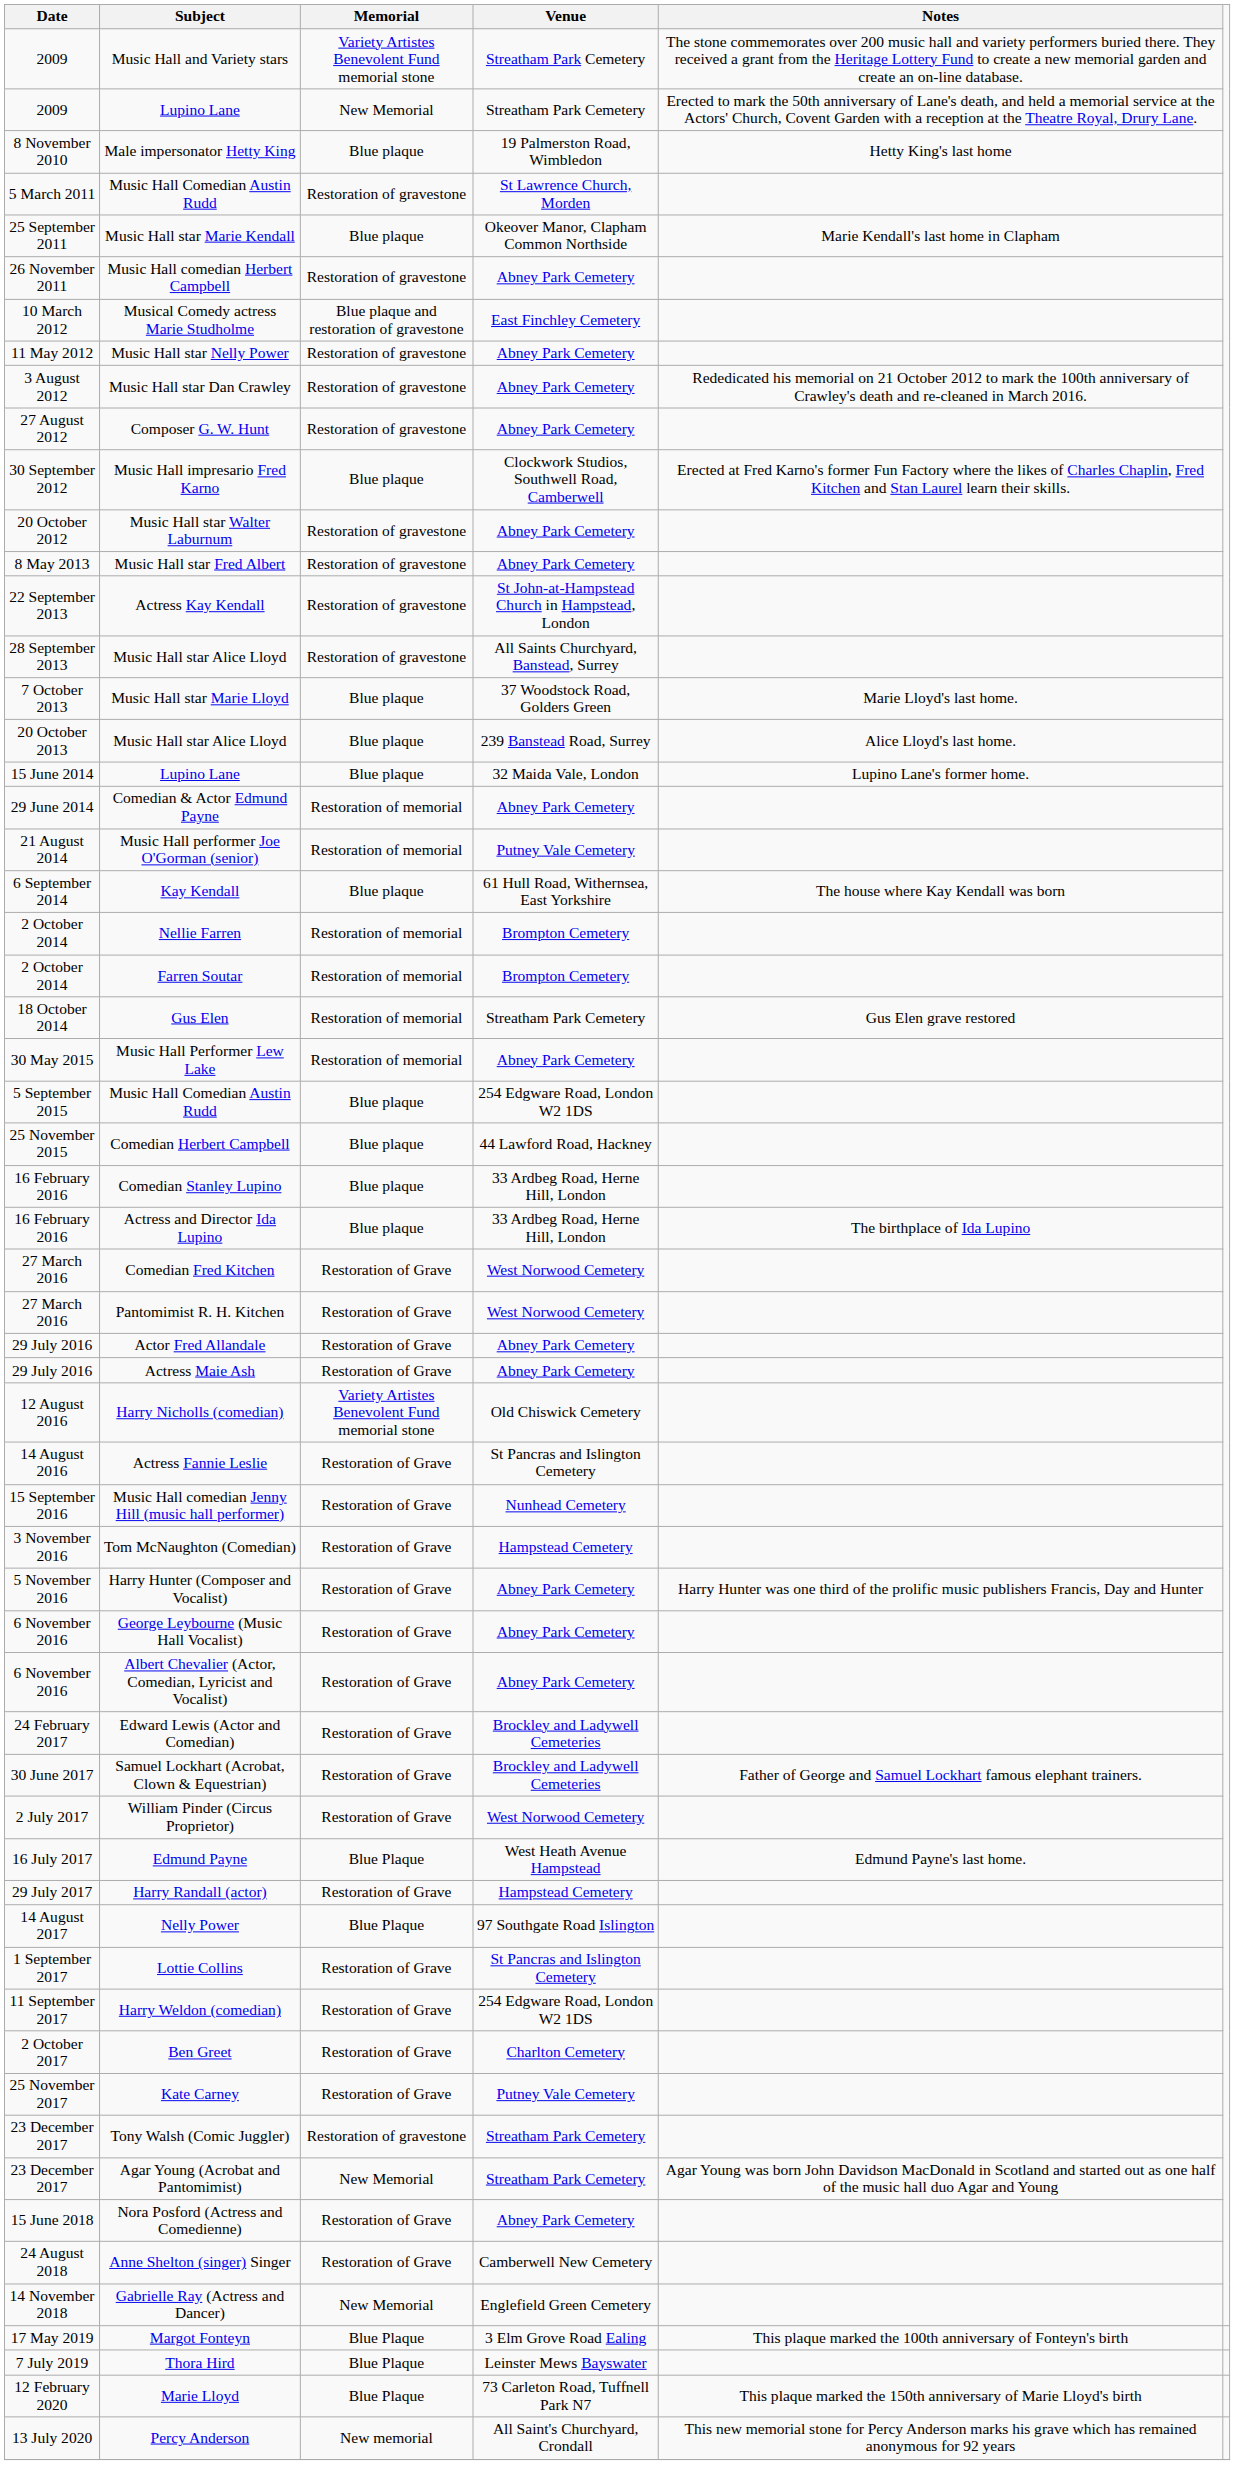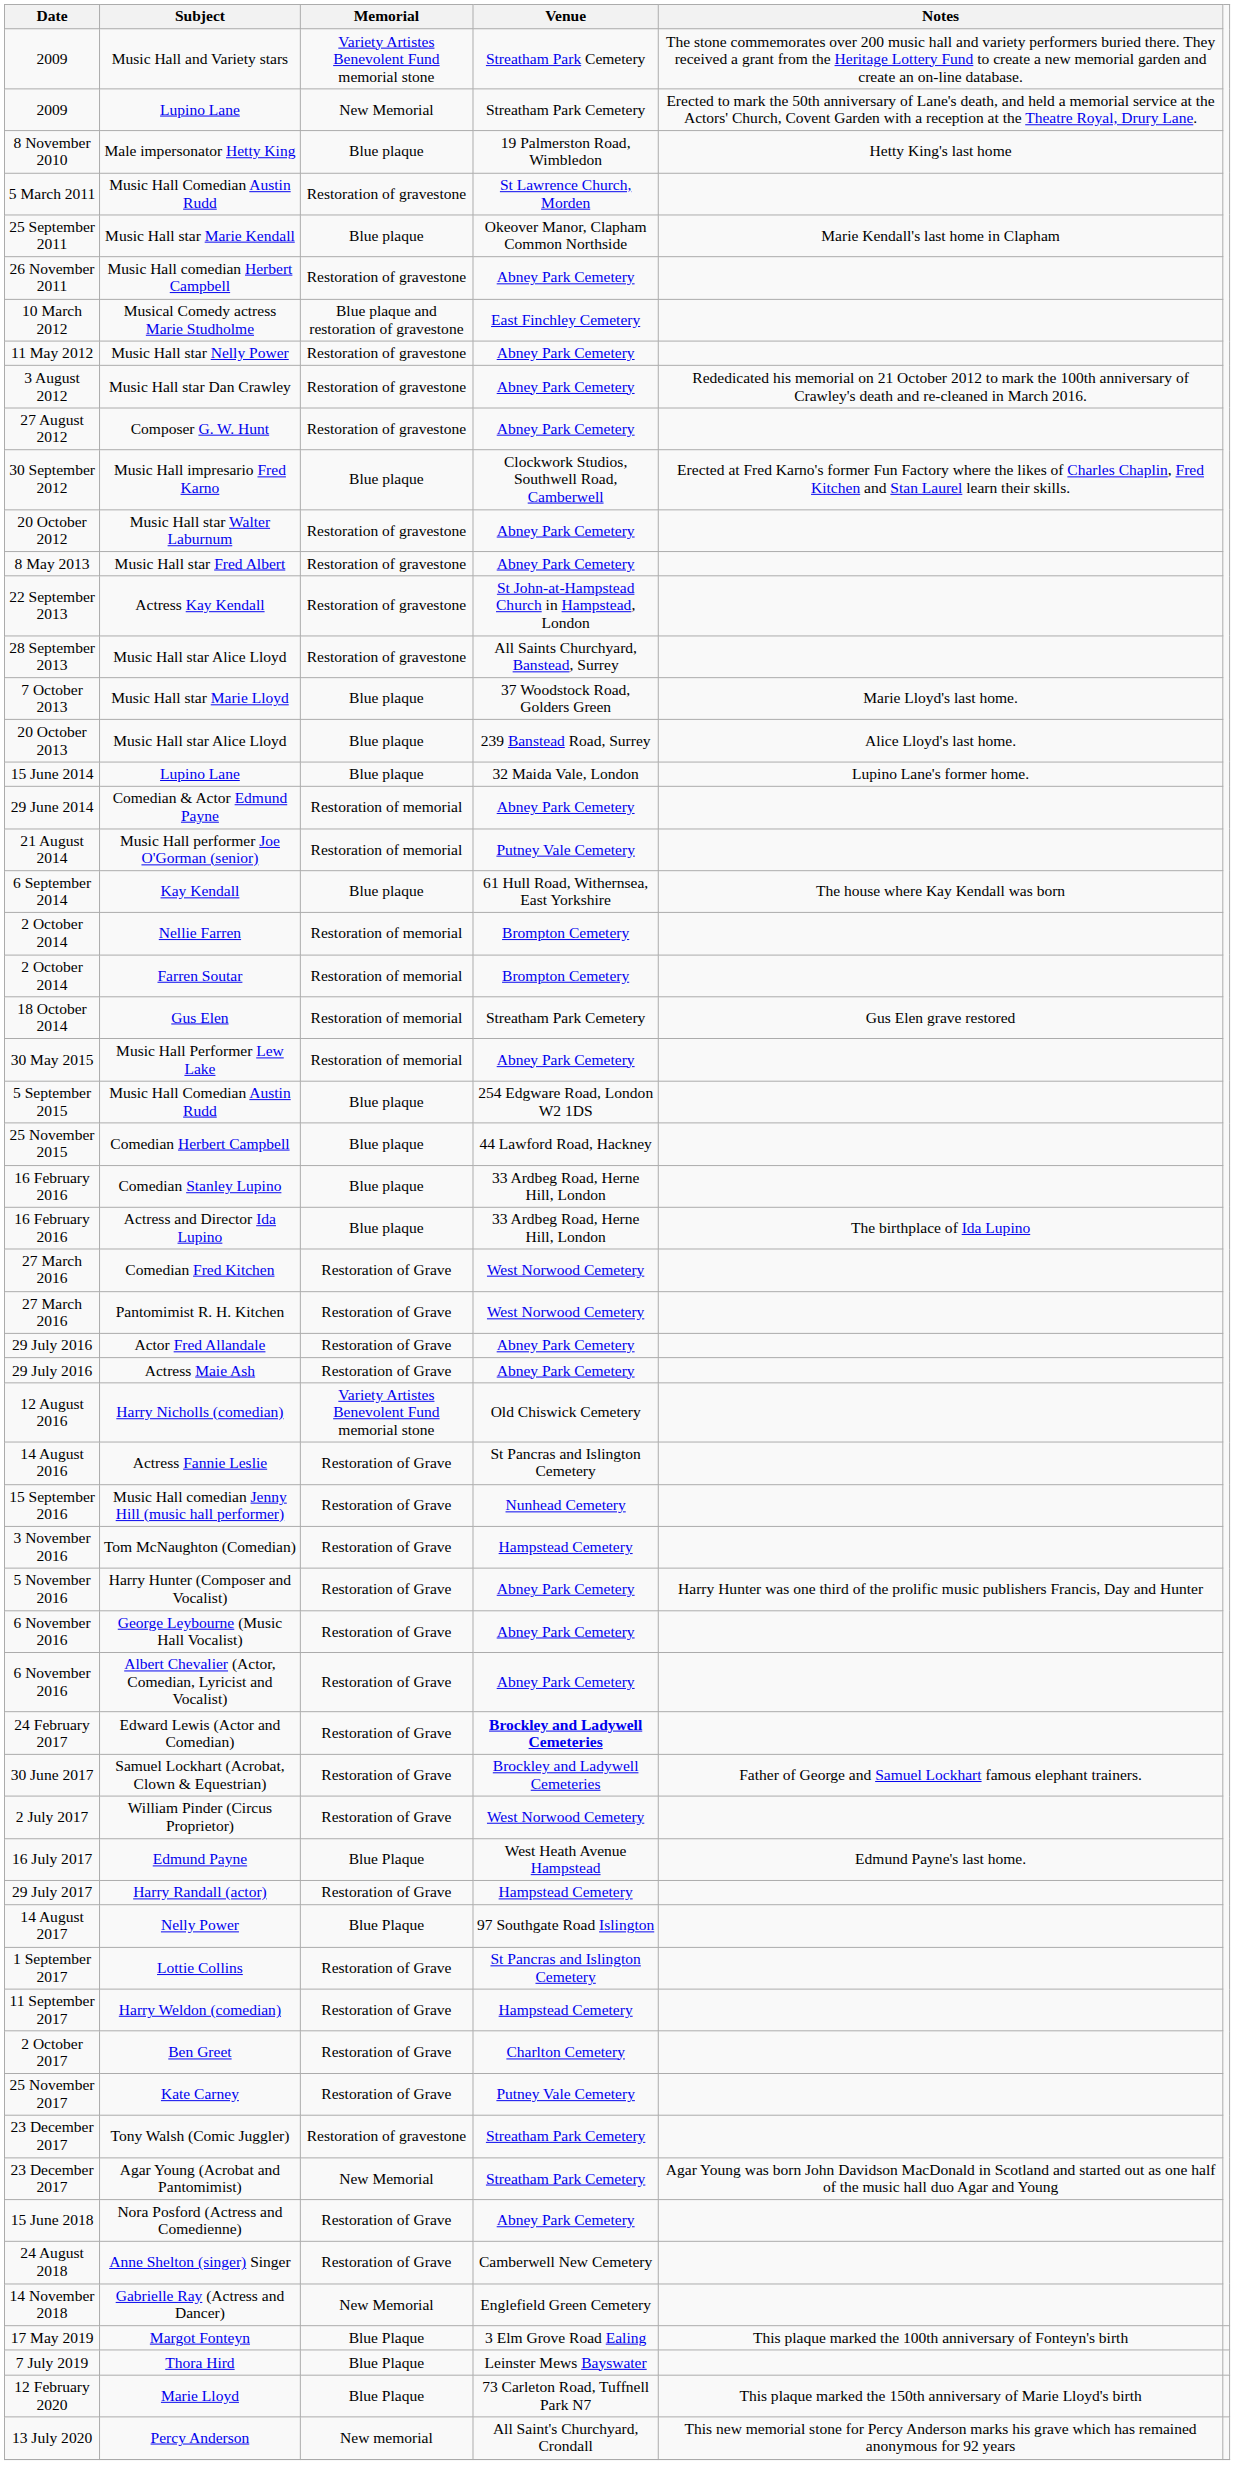(566, 1733) normal -> (566, 1733) bold
(566, 2010) 254 Edgware Road, London W2 1DS -> (566, 2010) Hampstead Cemetery
